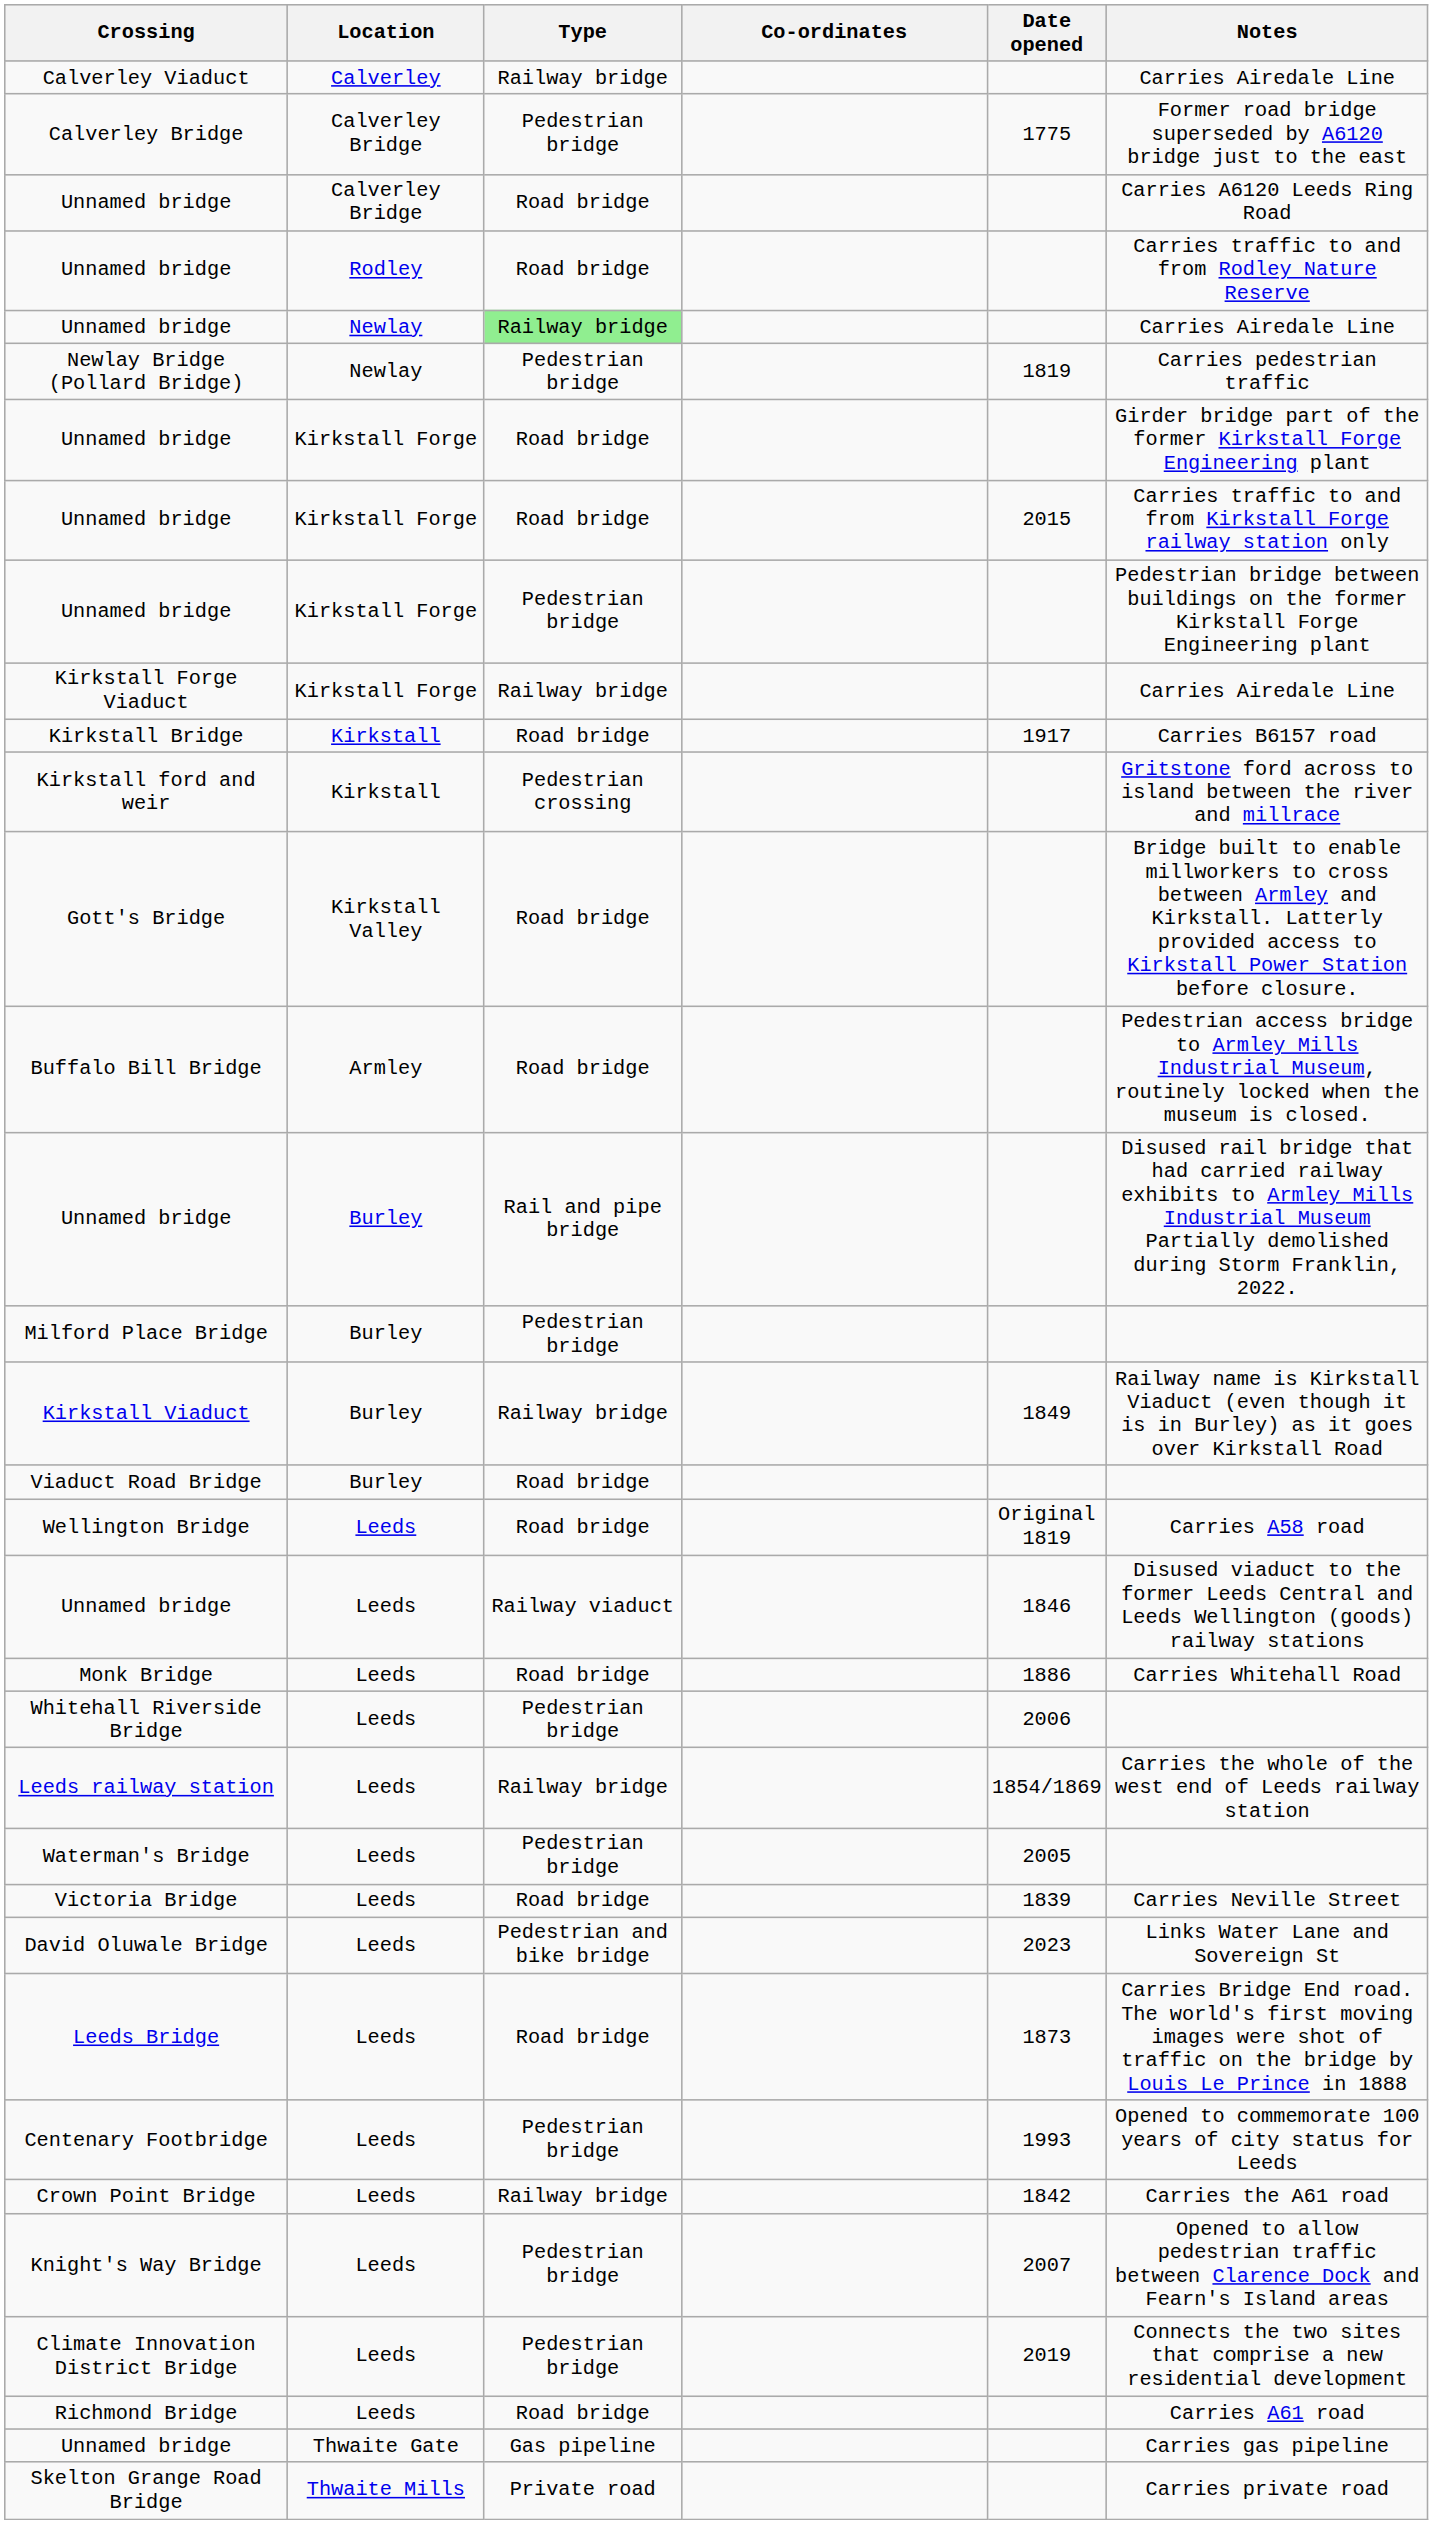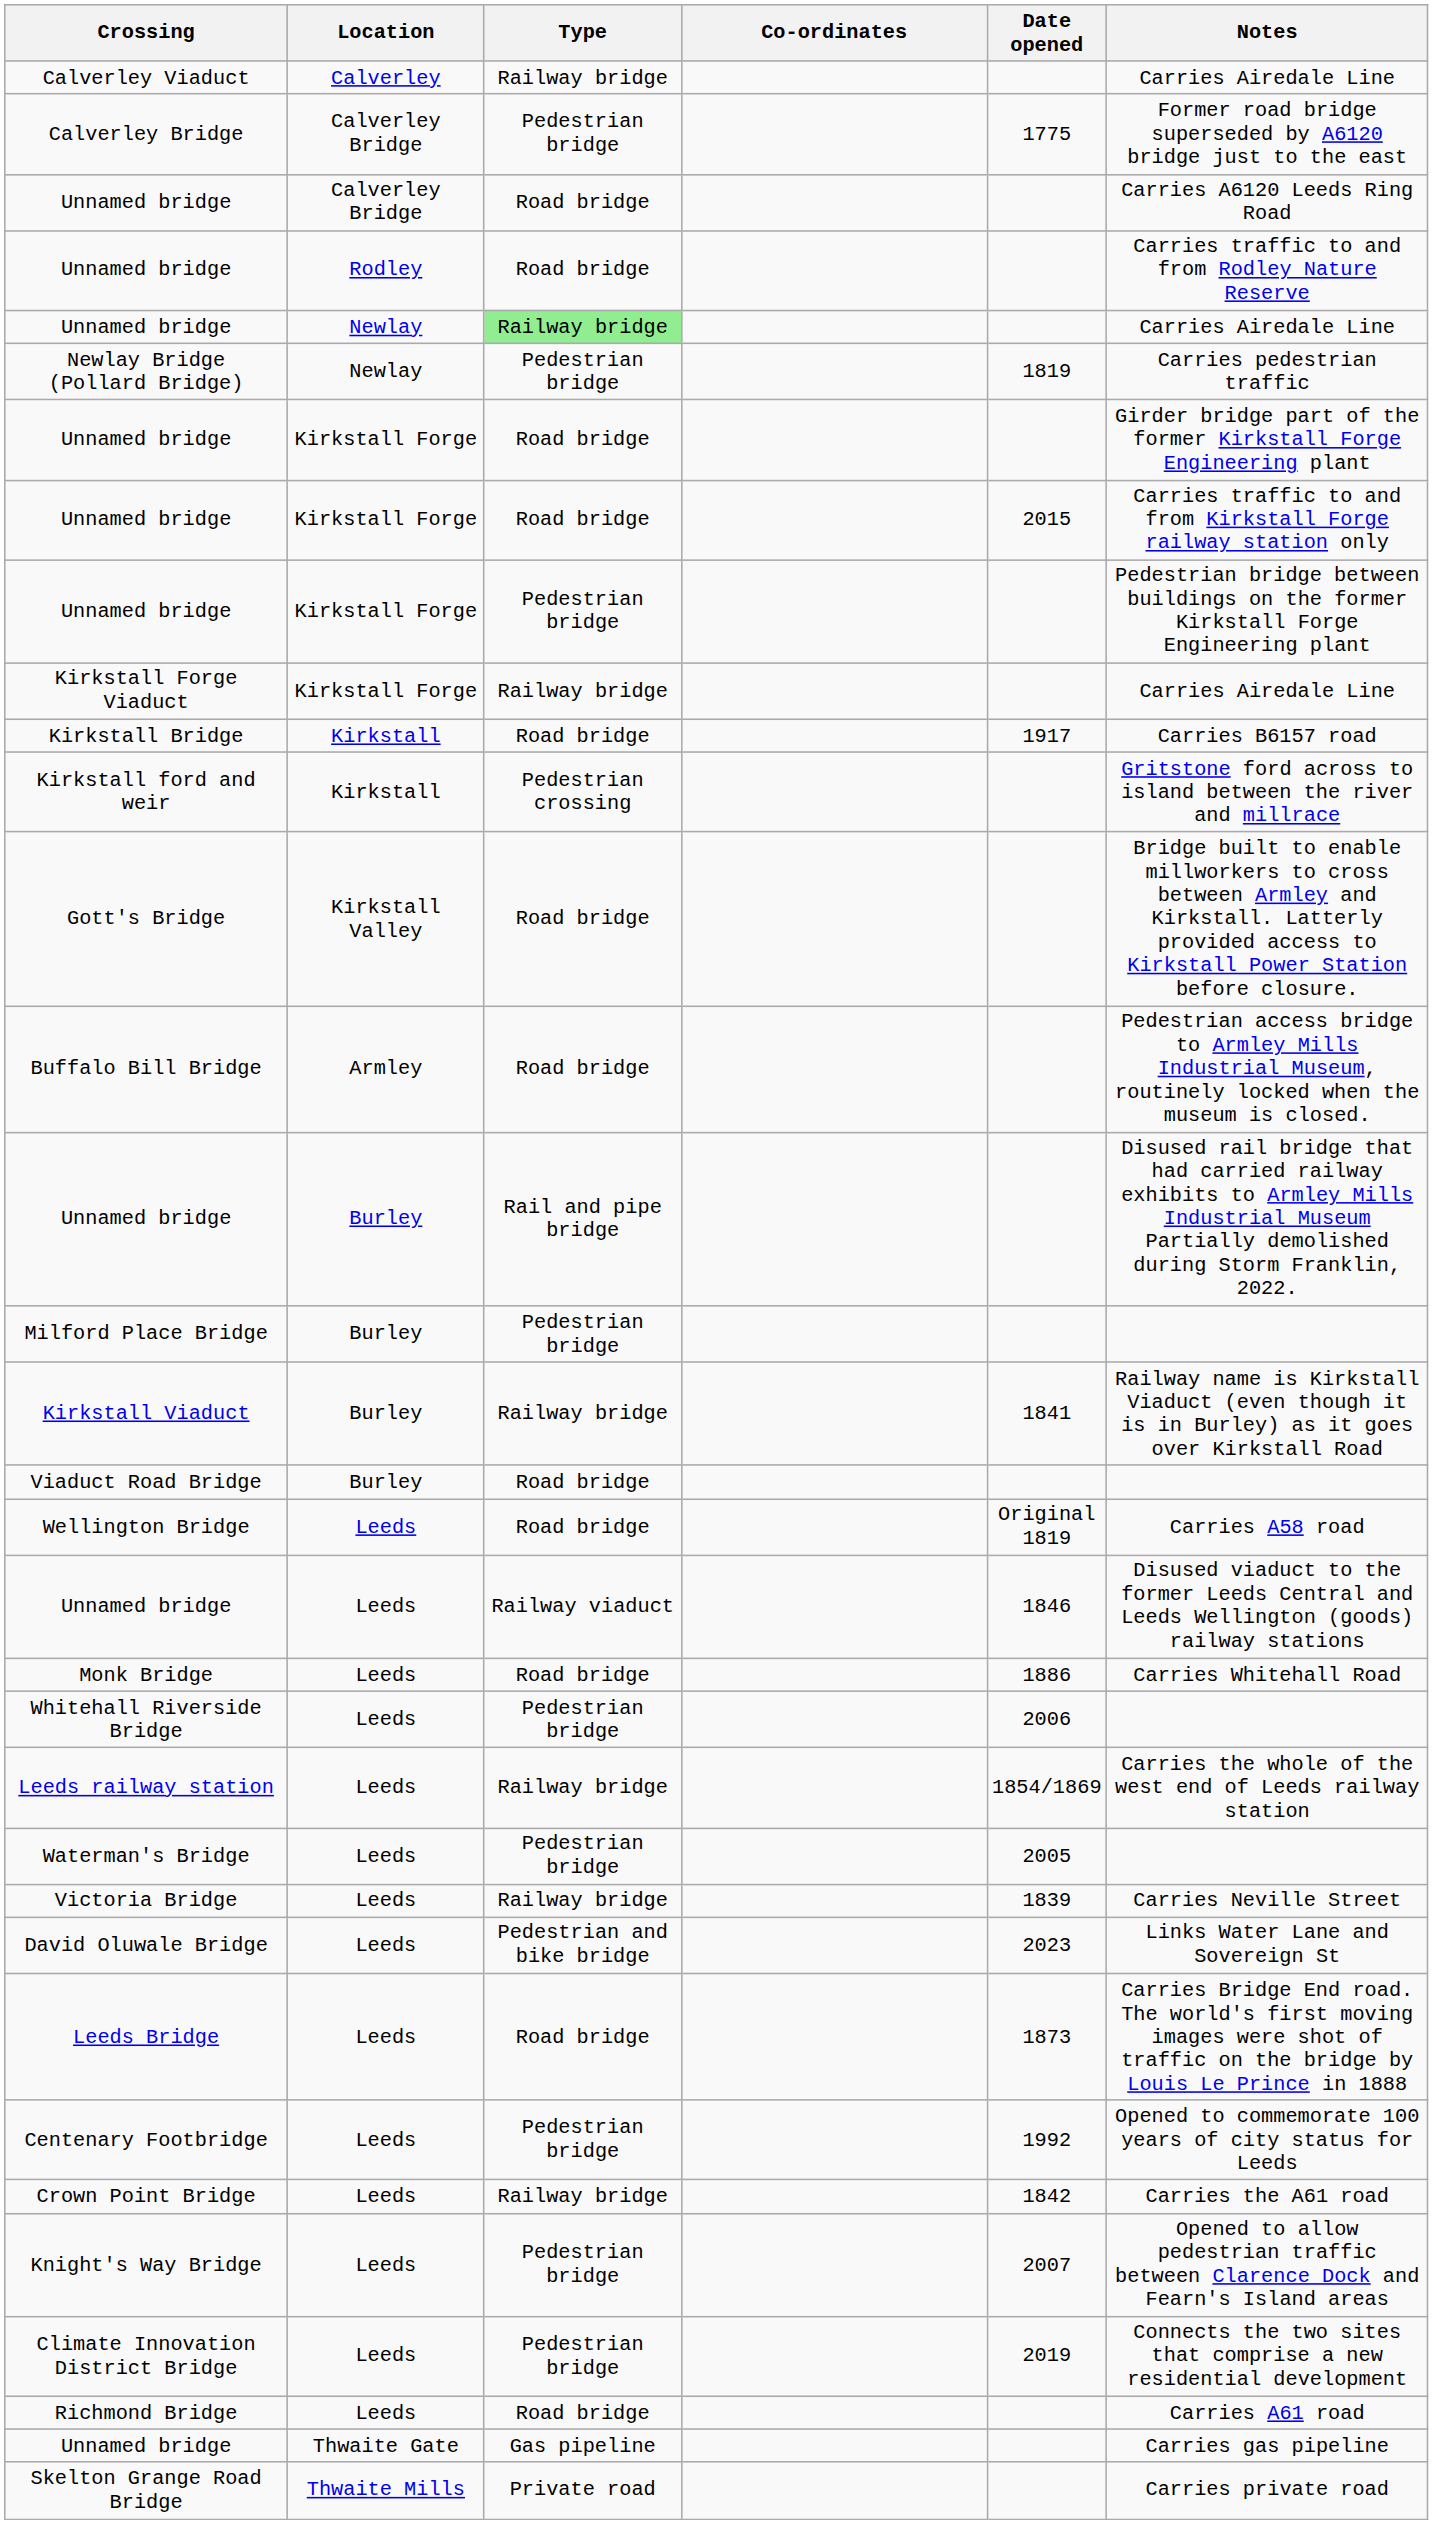(1047, 1414) 1849 -> (1047, 1414) 1841
(583, 1901) Road bridge -> (583, 1901) Railway bridge
(1047, 2140) 1993 -> (1047, 2140) 1992
